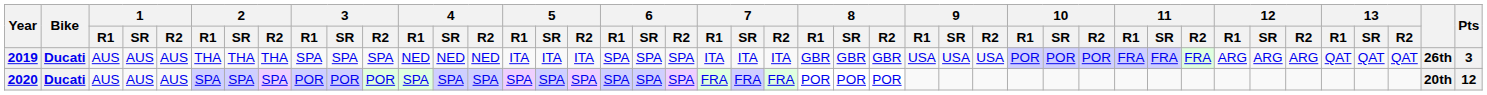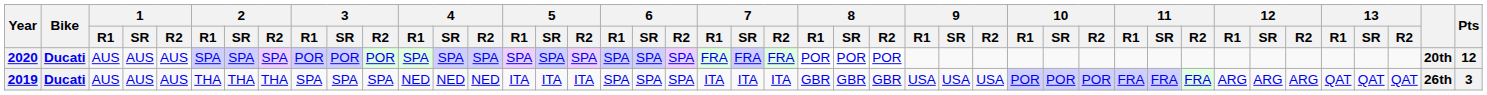rows swapped: (23, 58) <-> (23, 80)
